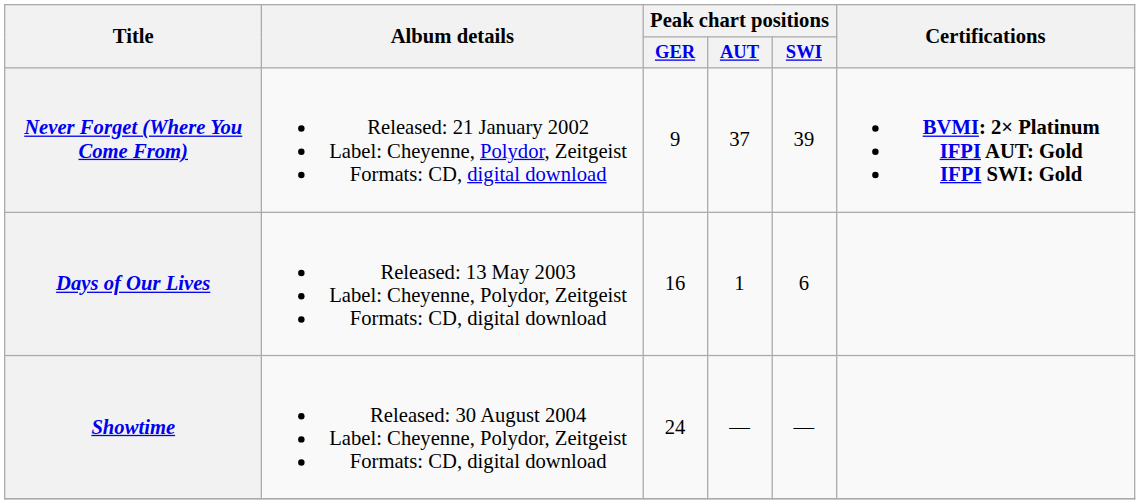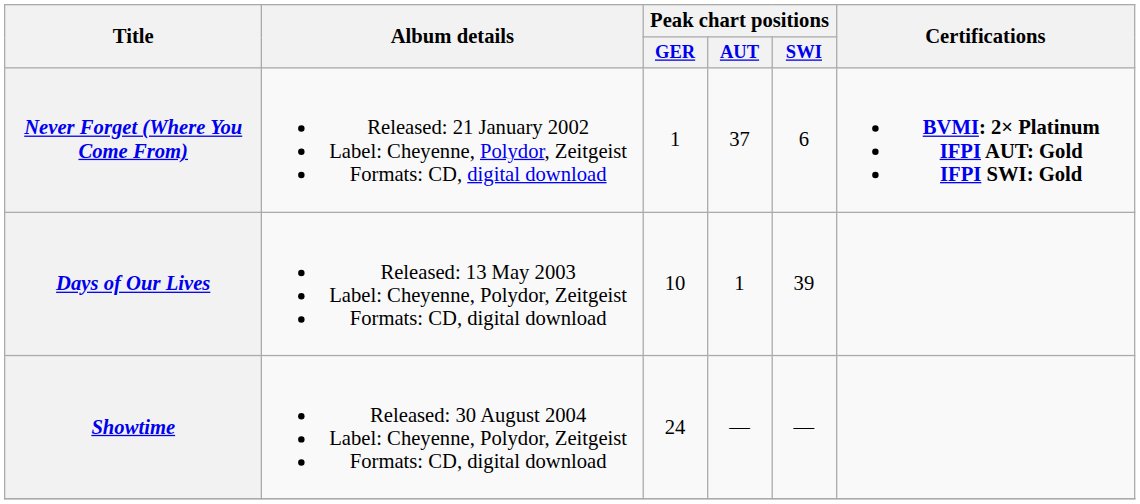(675, 139) 9 -> (675, 139) 1
(804, 139) 39 -> (804, 139) 6
(675, 283) 16 -> (675, 283) 10
(804, 283) 6 -> (804, 283) 39
